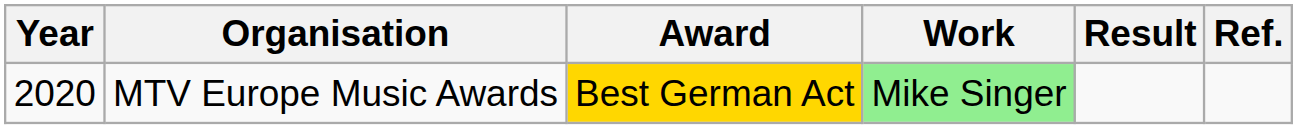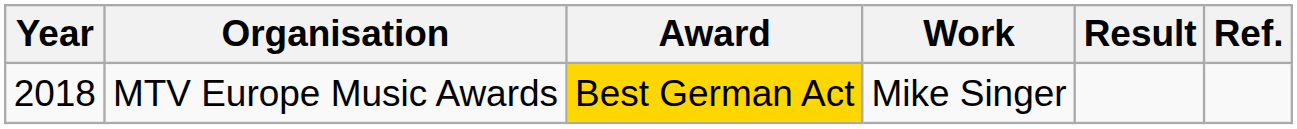(55, 92) 2020 -> (55, 92) 2018
(969, 92) lightgreen background -> (969, 92) no background
